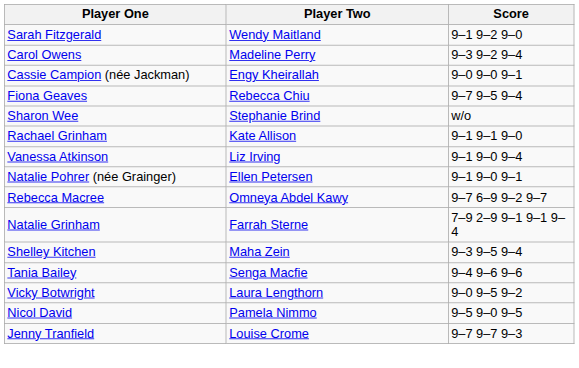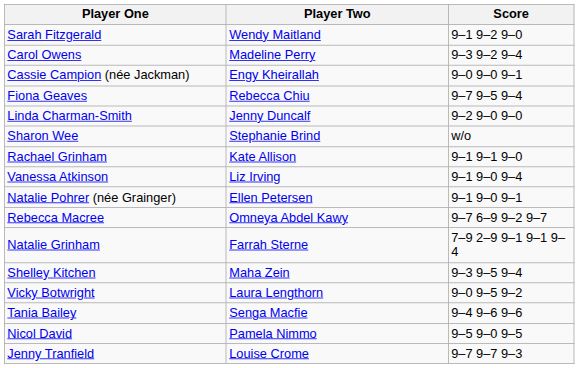+ row: (70, 116)
rows swapped: (51, 292) <-> (42, 272)
